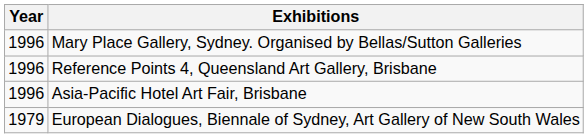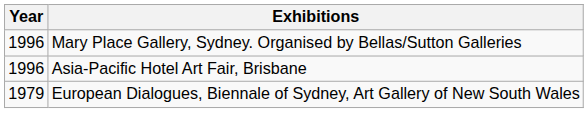- row: (244, 68)
